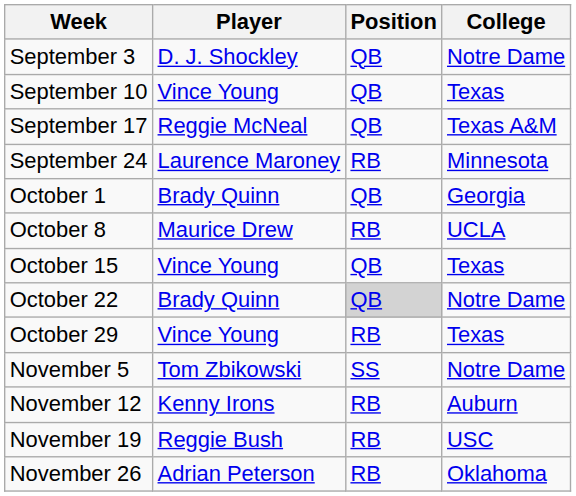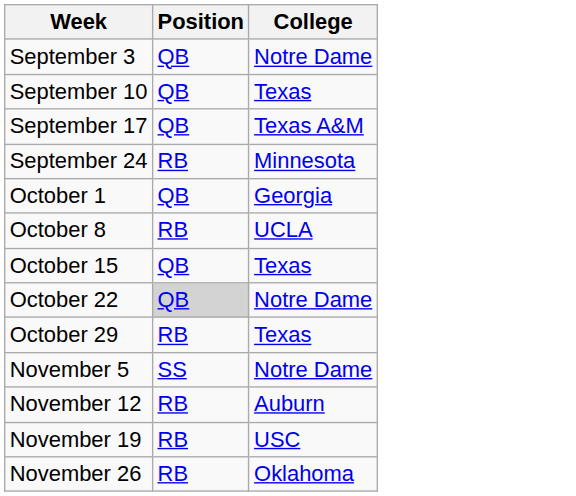- column: (249, 21)
